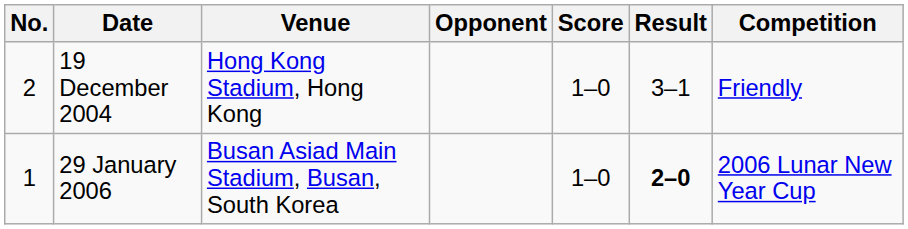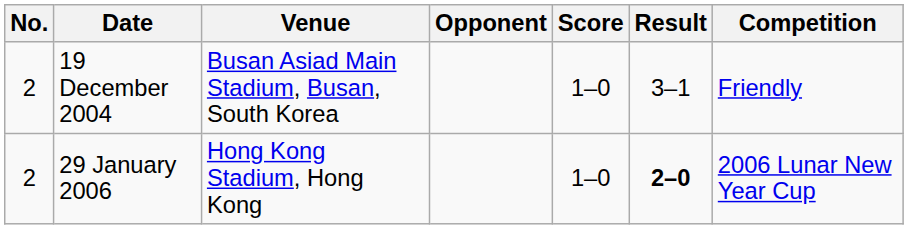(285, 87) Hong Kong Stadium, Hong Kong -> (302, 87) Busan Asiad Main Stadium, Busan, South Korea
(29, 178) 1 -> (29, 178) 2
(302, 178) Busan Asiad Main Stadium, Busan, South Korea -> (285, 178) Hong Kong Stadium, Hong Kong
